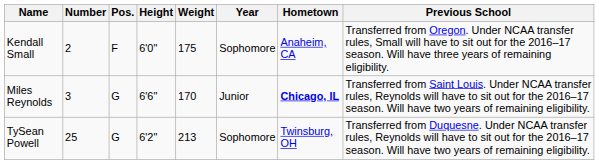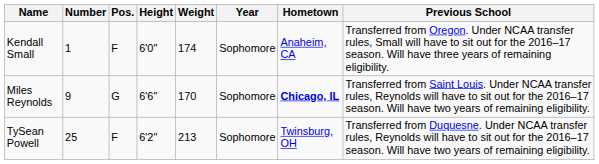(68, 48) 2 -> (68, 48) 1
(187, 48) 175 -> (187, 48) 174
(68, 96) 3 -> (68, 96) 9
(234, 96) Junior -> (247, 96) Sophomore
(115, 138) G -> (115, 138) F
